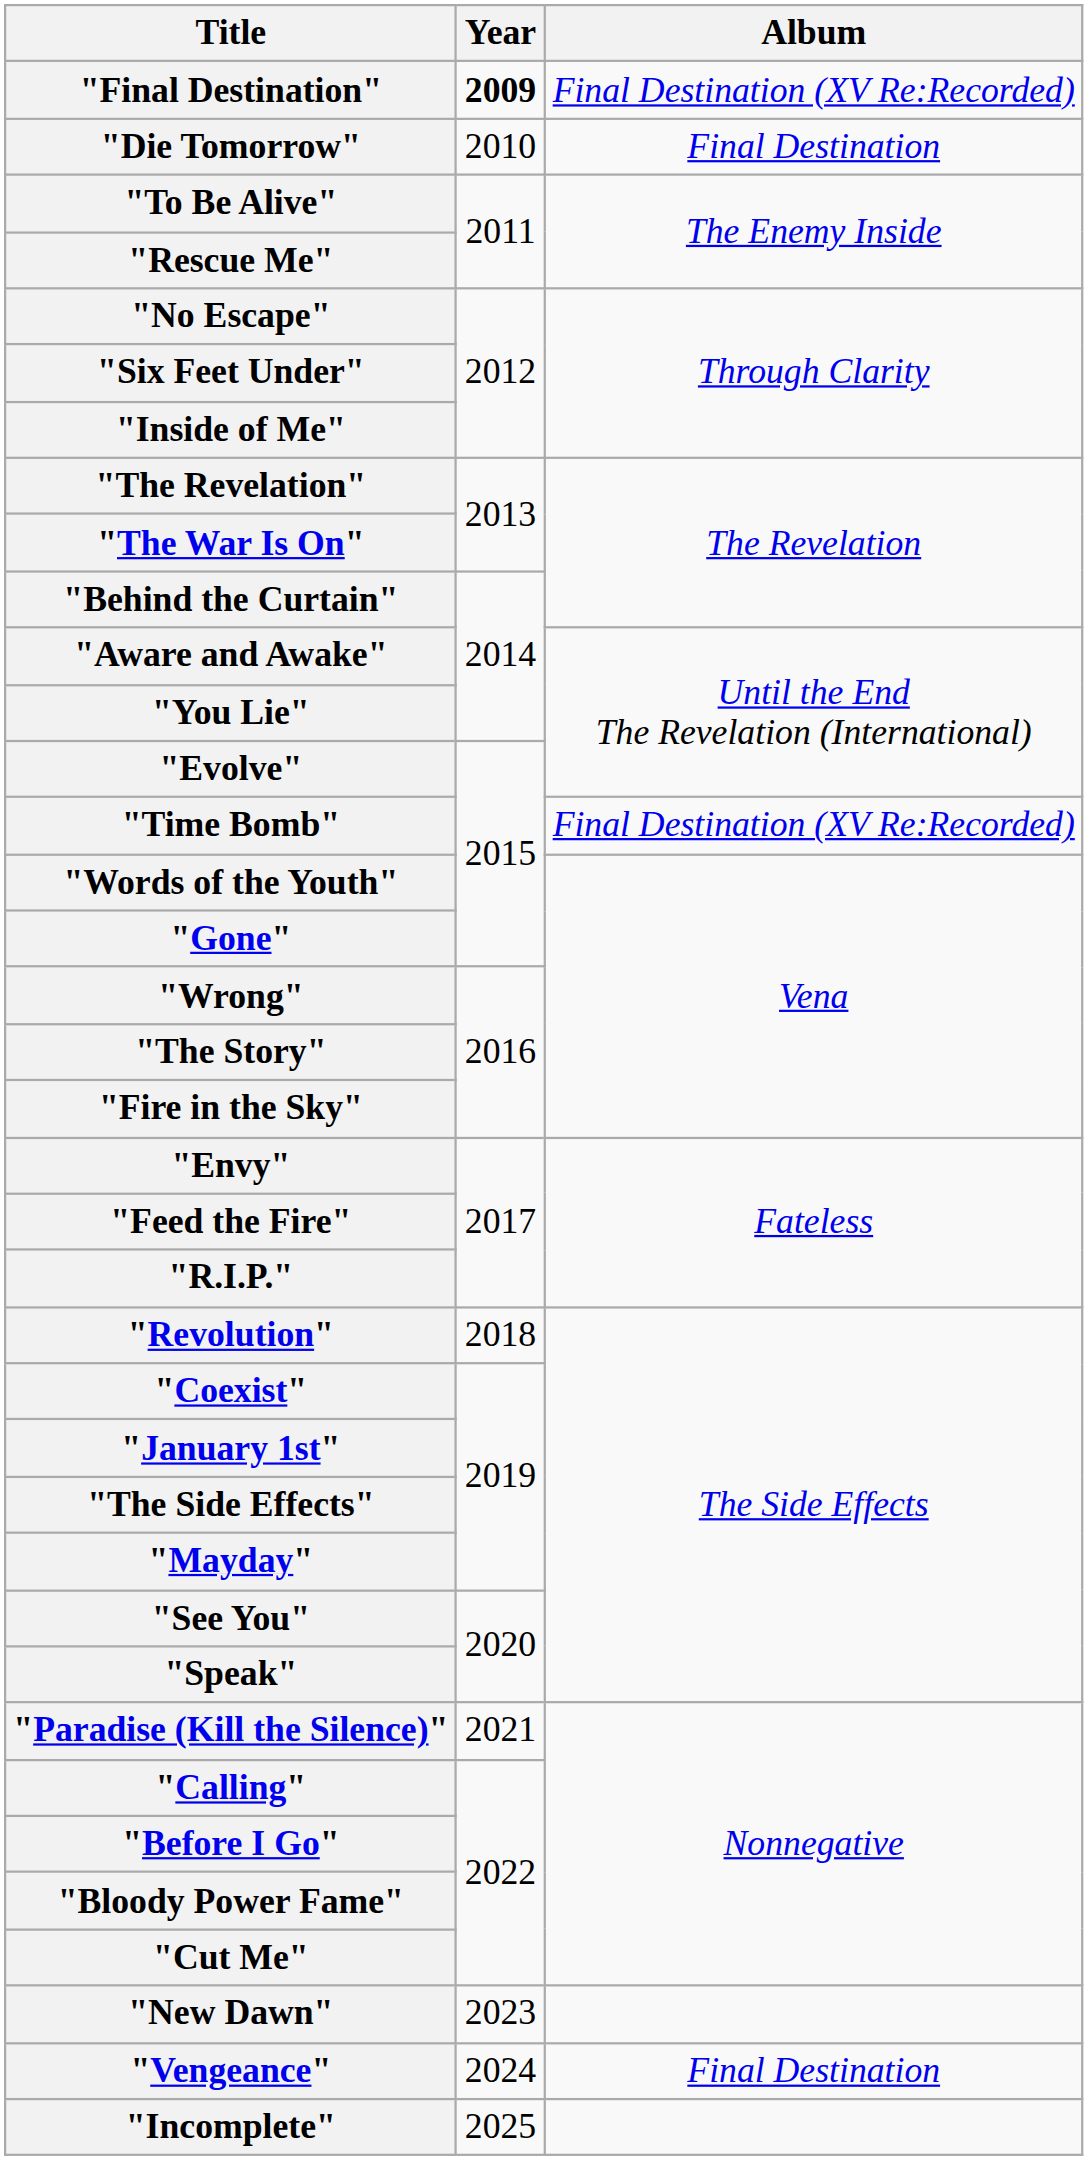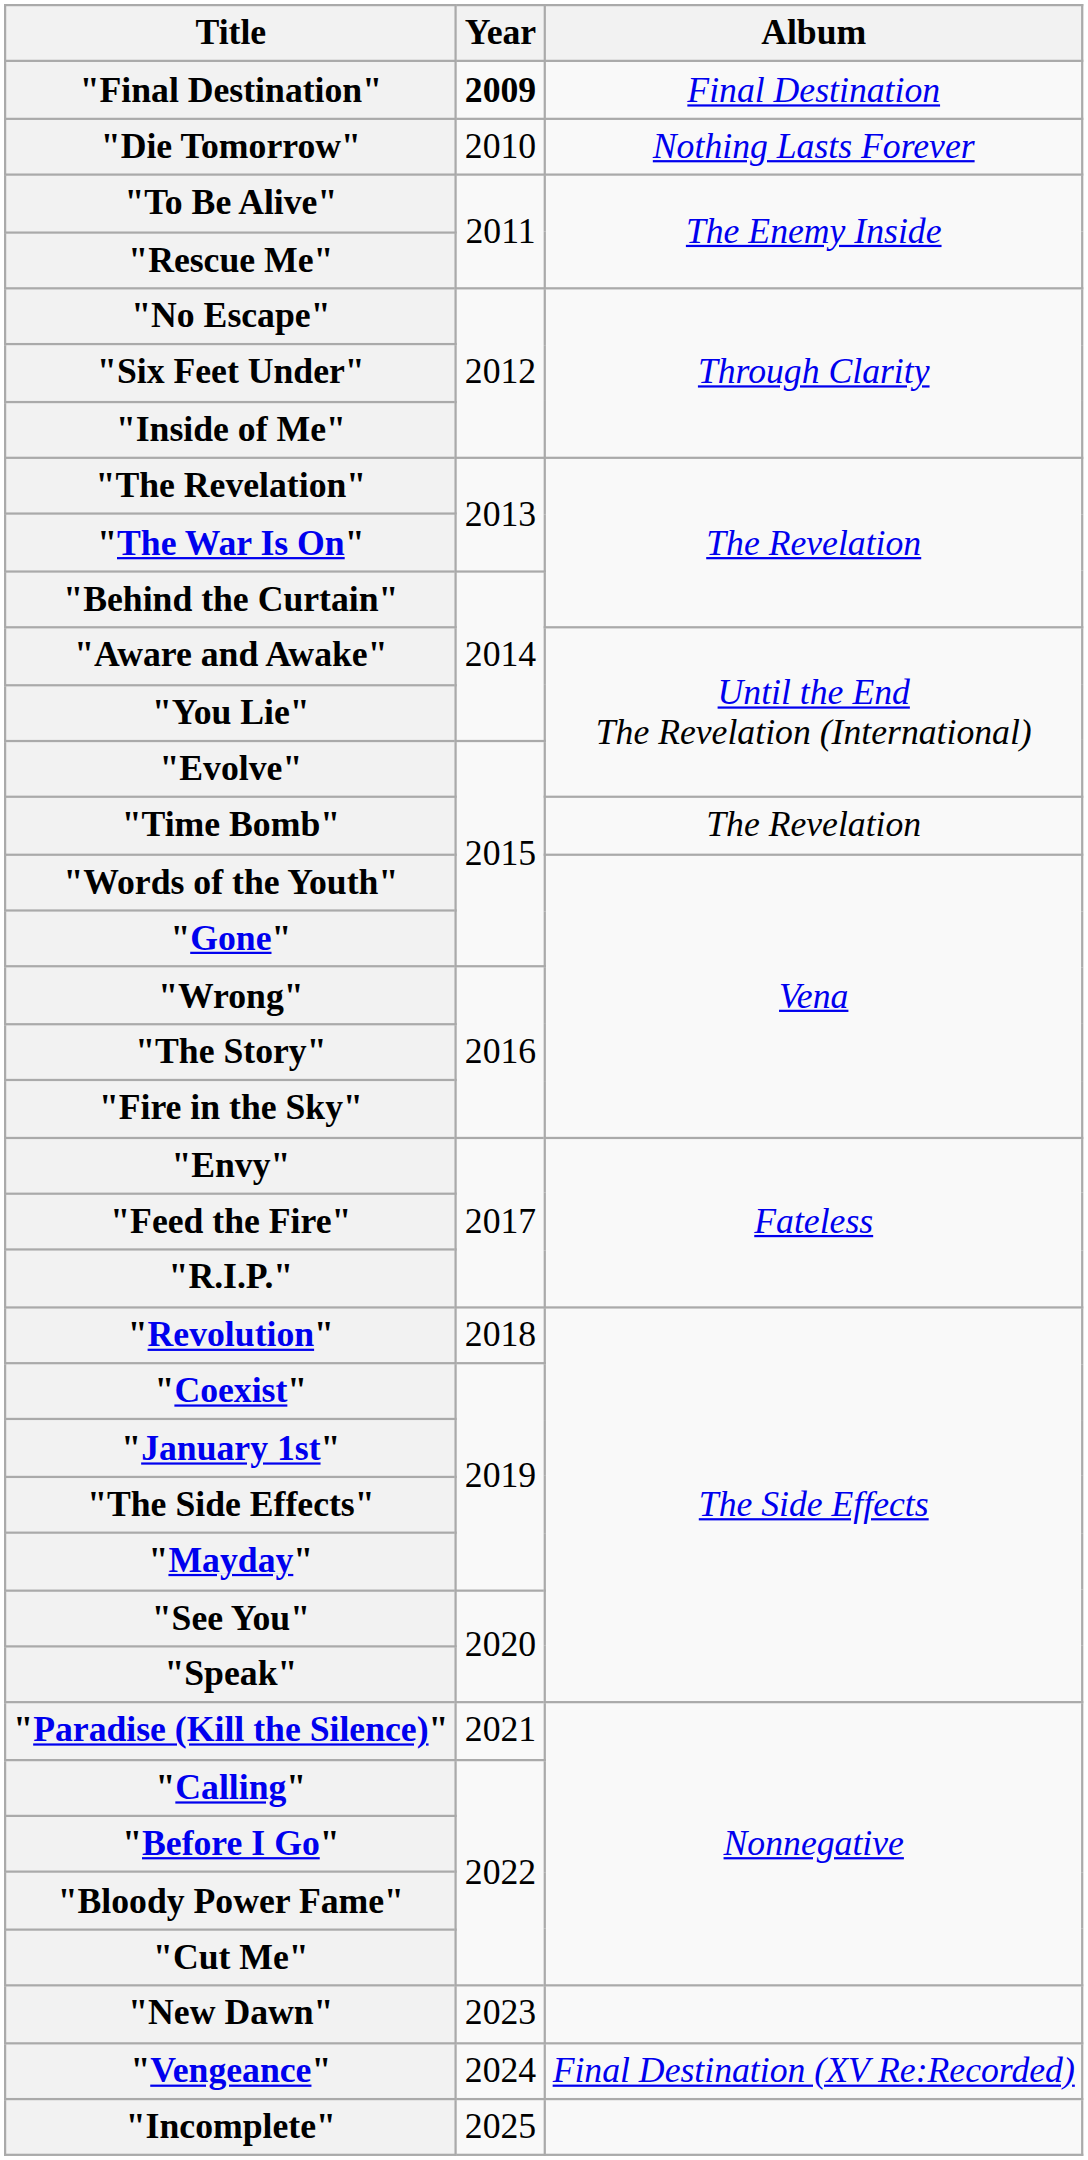(814, 89) Final Destination (XV Re:Recorded) -> (814, 89) Final Destination
(814, 145) Final Destination -> (814, 145) Nothing Lasts Forever
(814, 825) Final Destination (XV Re:Recorded) -> (814, 825) The Revelation
(814, 2069) Final Destination -> (814, 2069) Final Destination (XV Re:Recorded)
